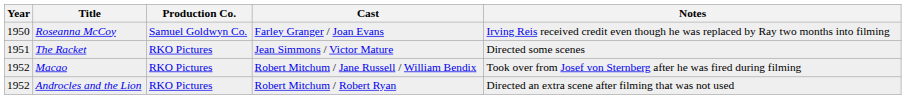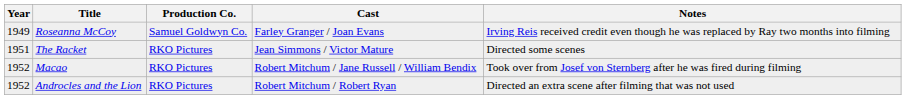(18, 31) 1950 -> (18, 31) 1949
